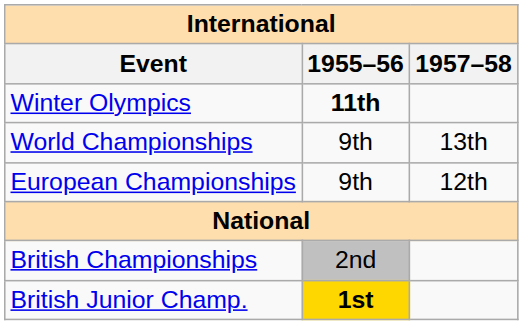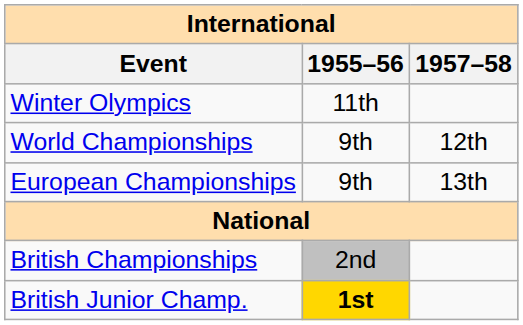(356, 102) bold -> (356, 102) normal
(464, 142) 13th -> (464, 142) 12th
(464, 181) 12th -> (464, 181) 13th
